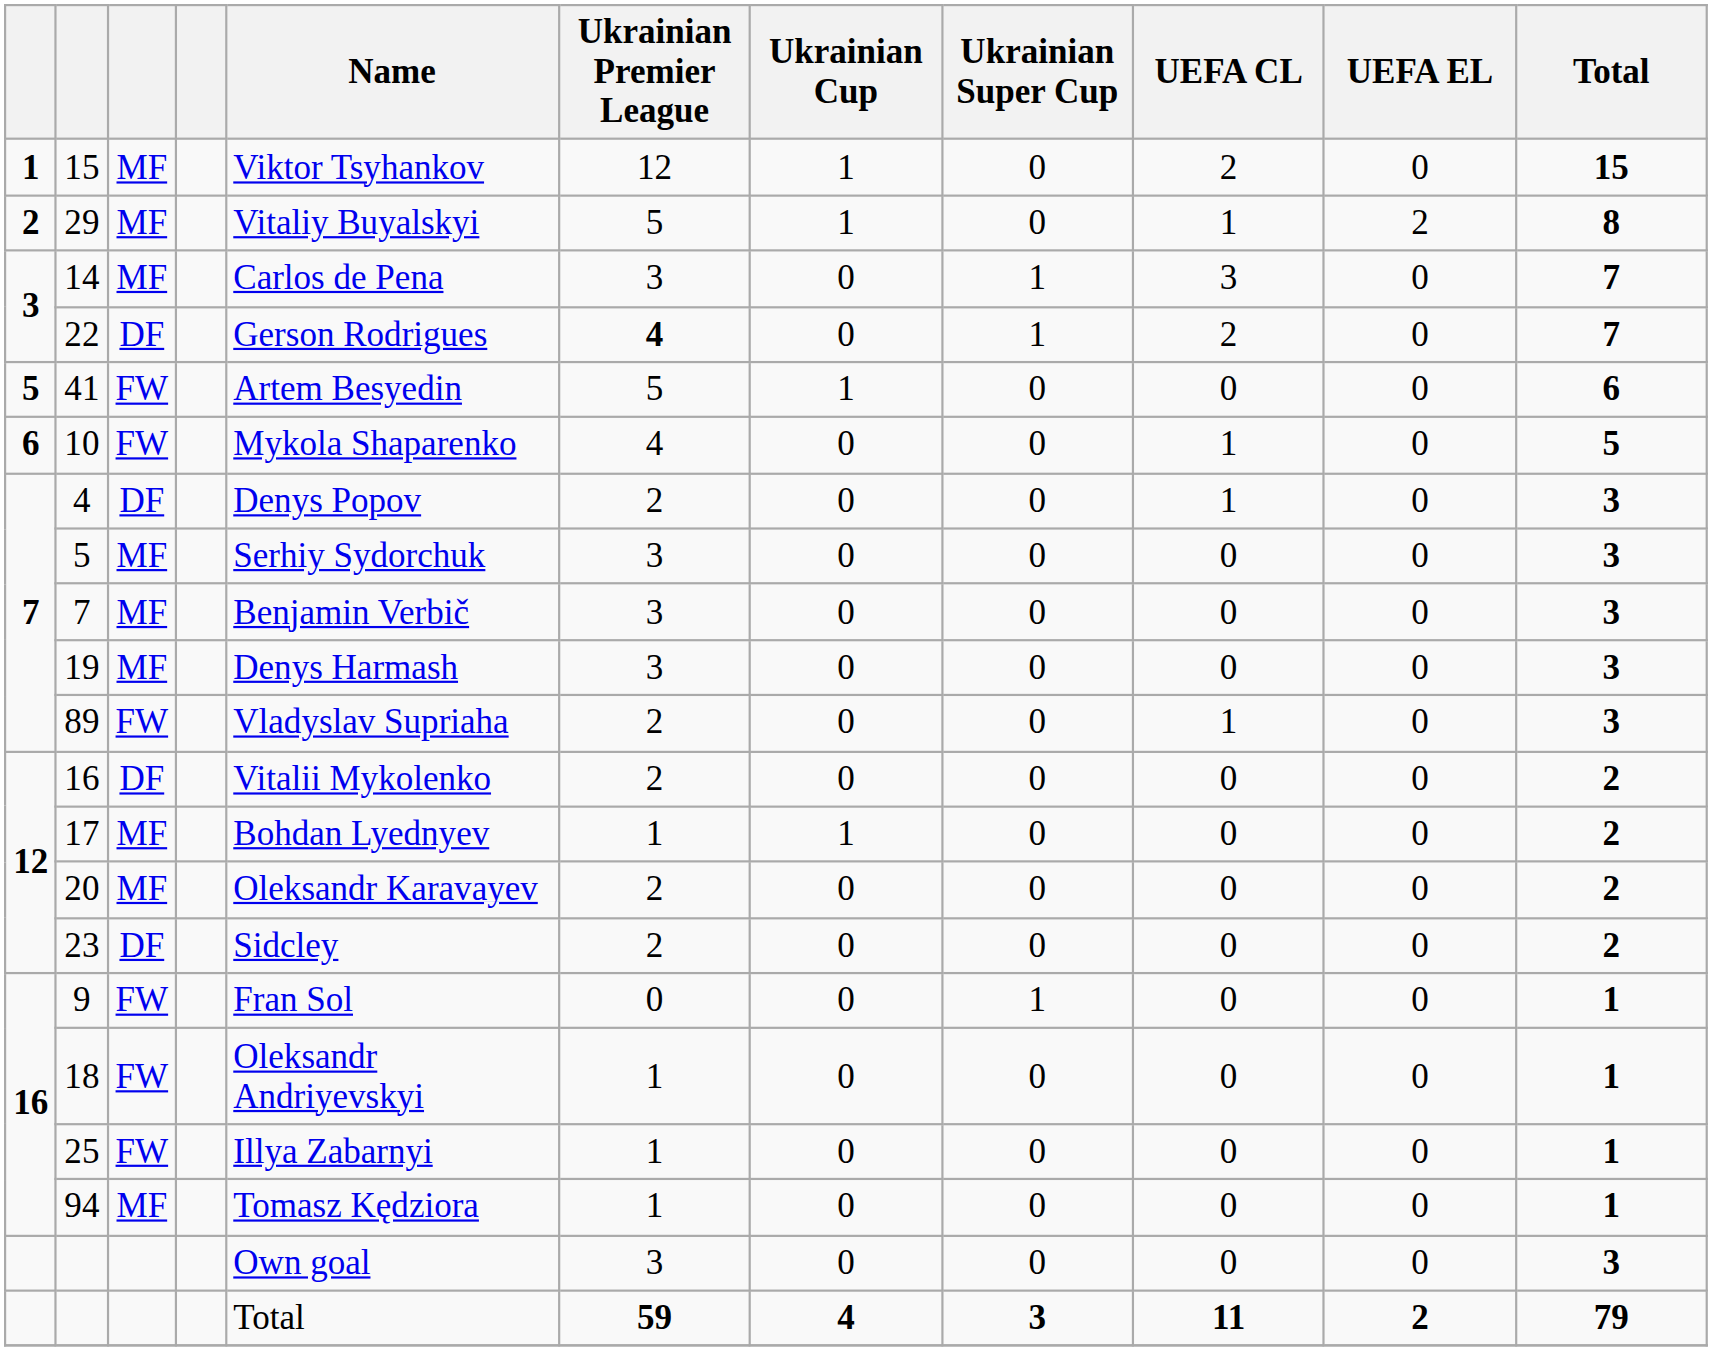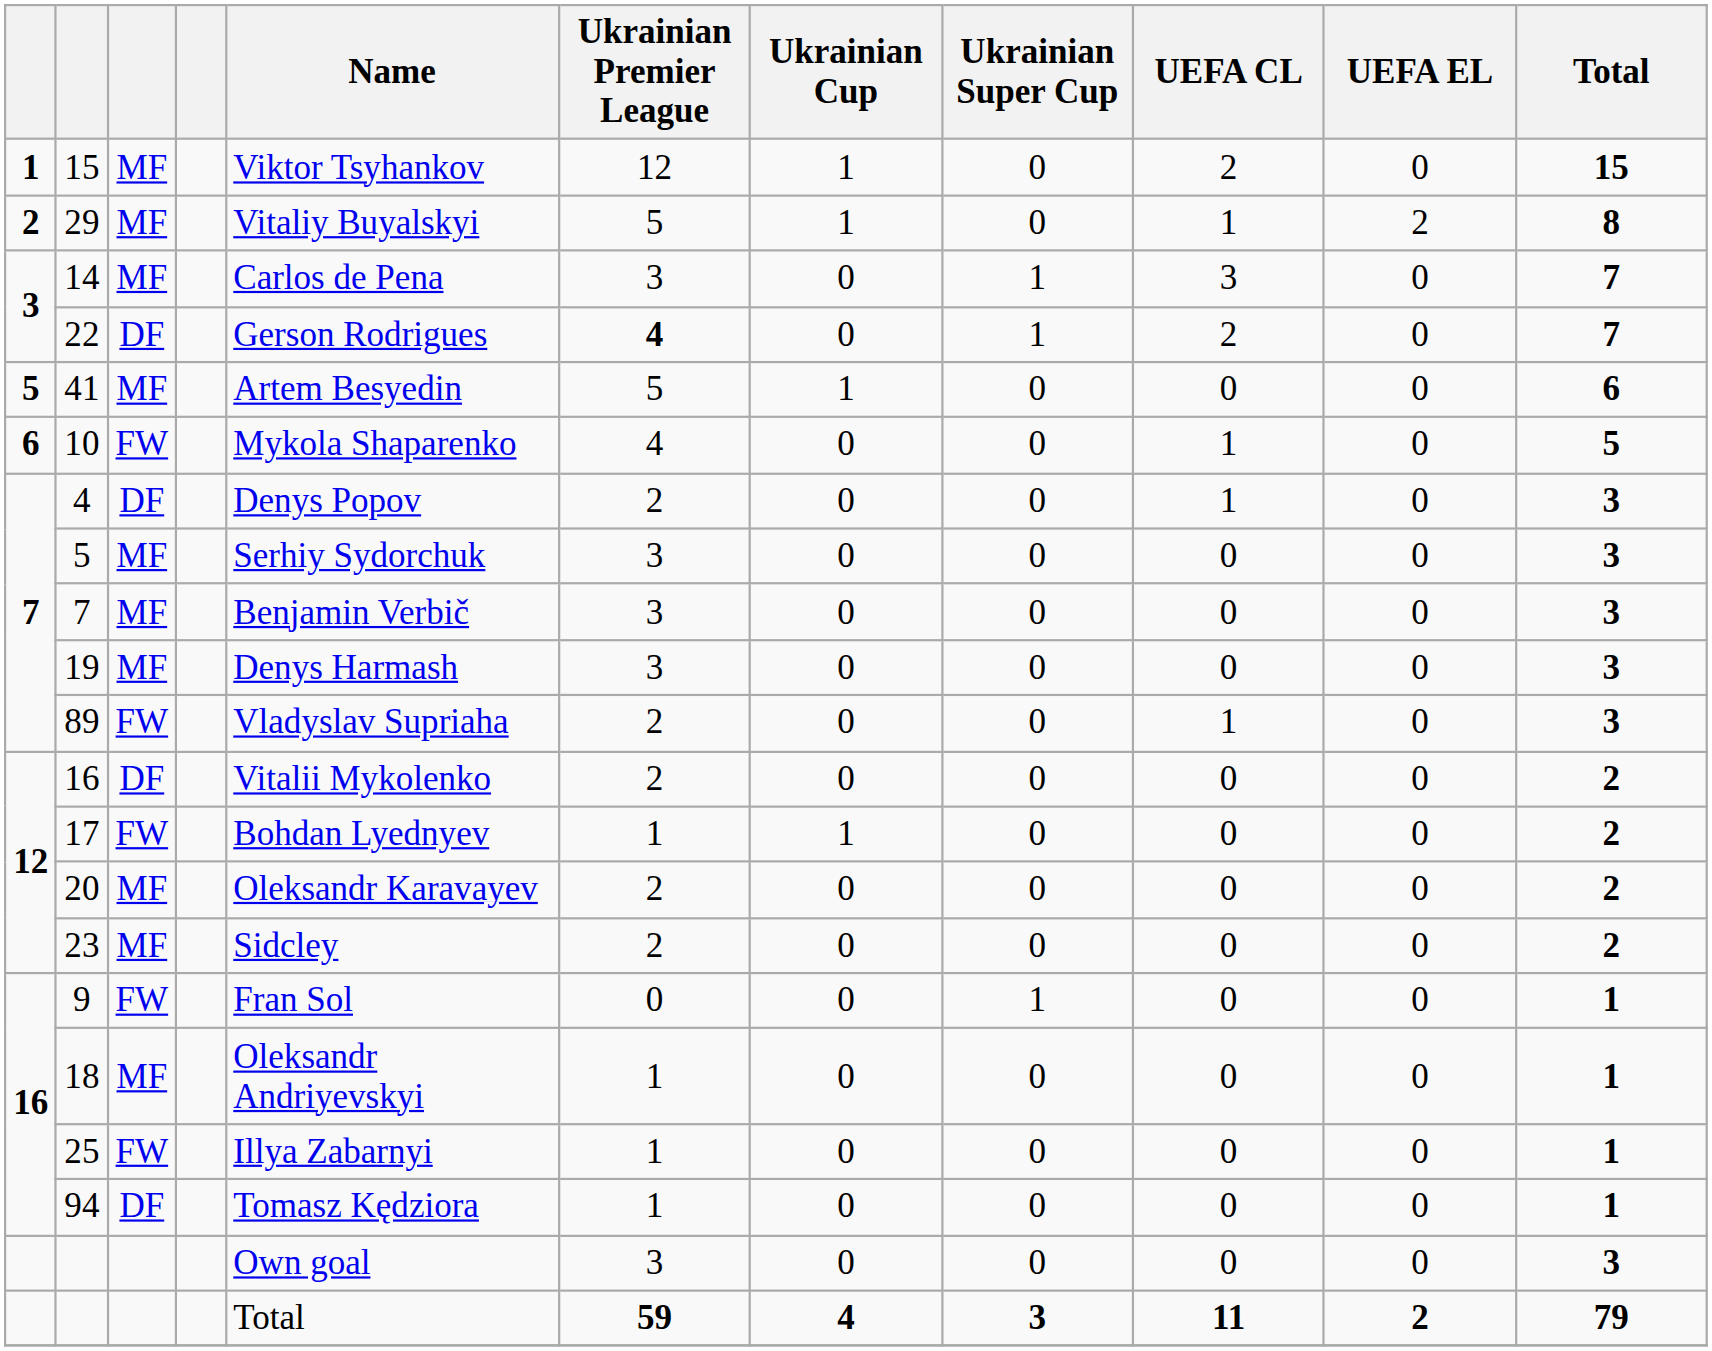(142, 388) FW -> (142, 388) MF
(142, 833) MF -> (142, 833) FW
(142, 944) DF -> (142, 944) MF
(142, 1075) FW -> (142, 1075) MF
(142, 1206) MF -> (142, 1206) DF
